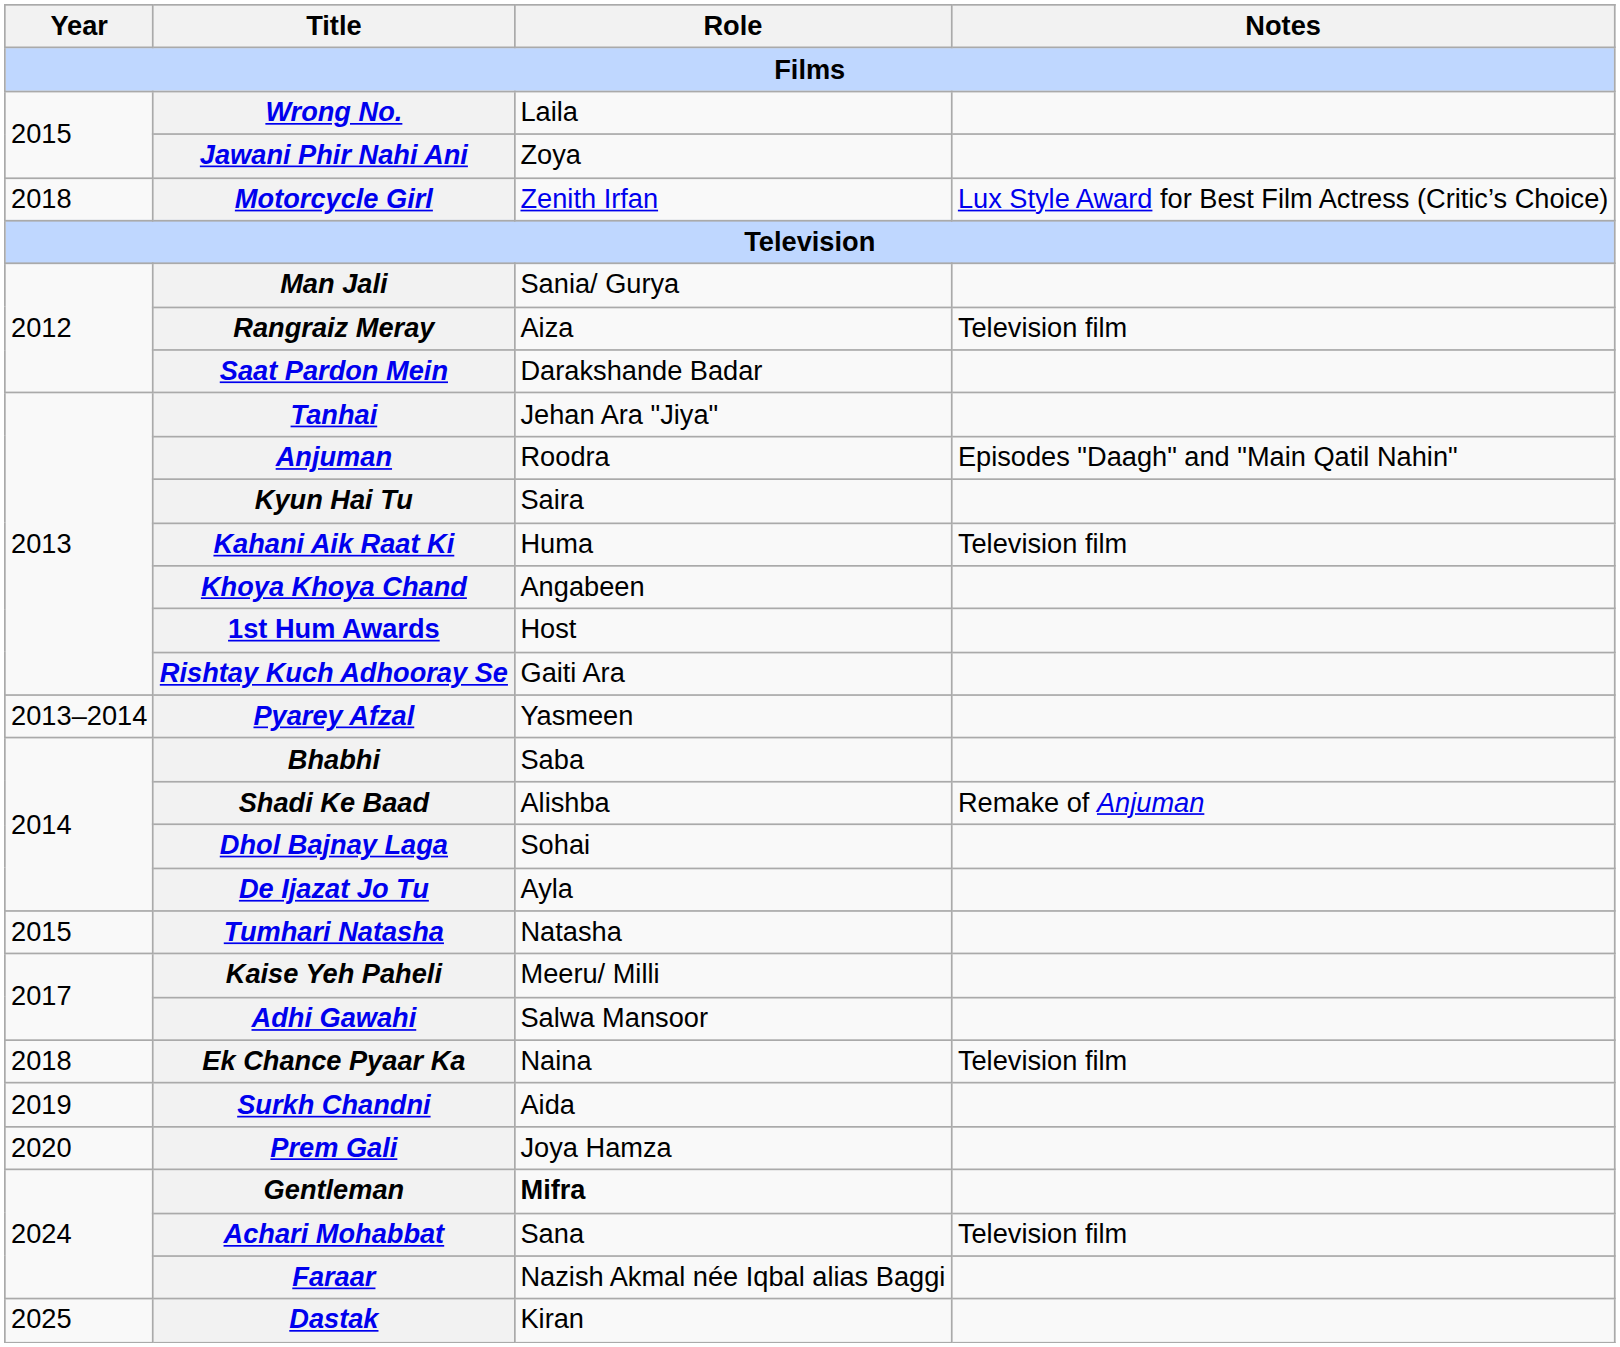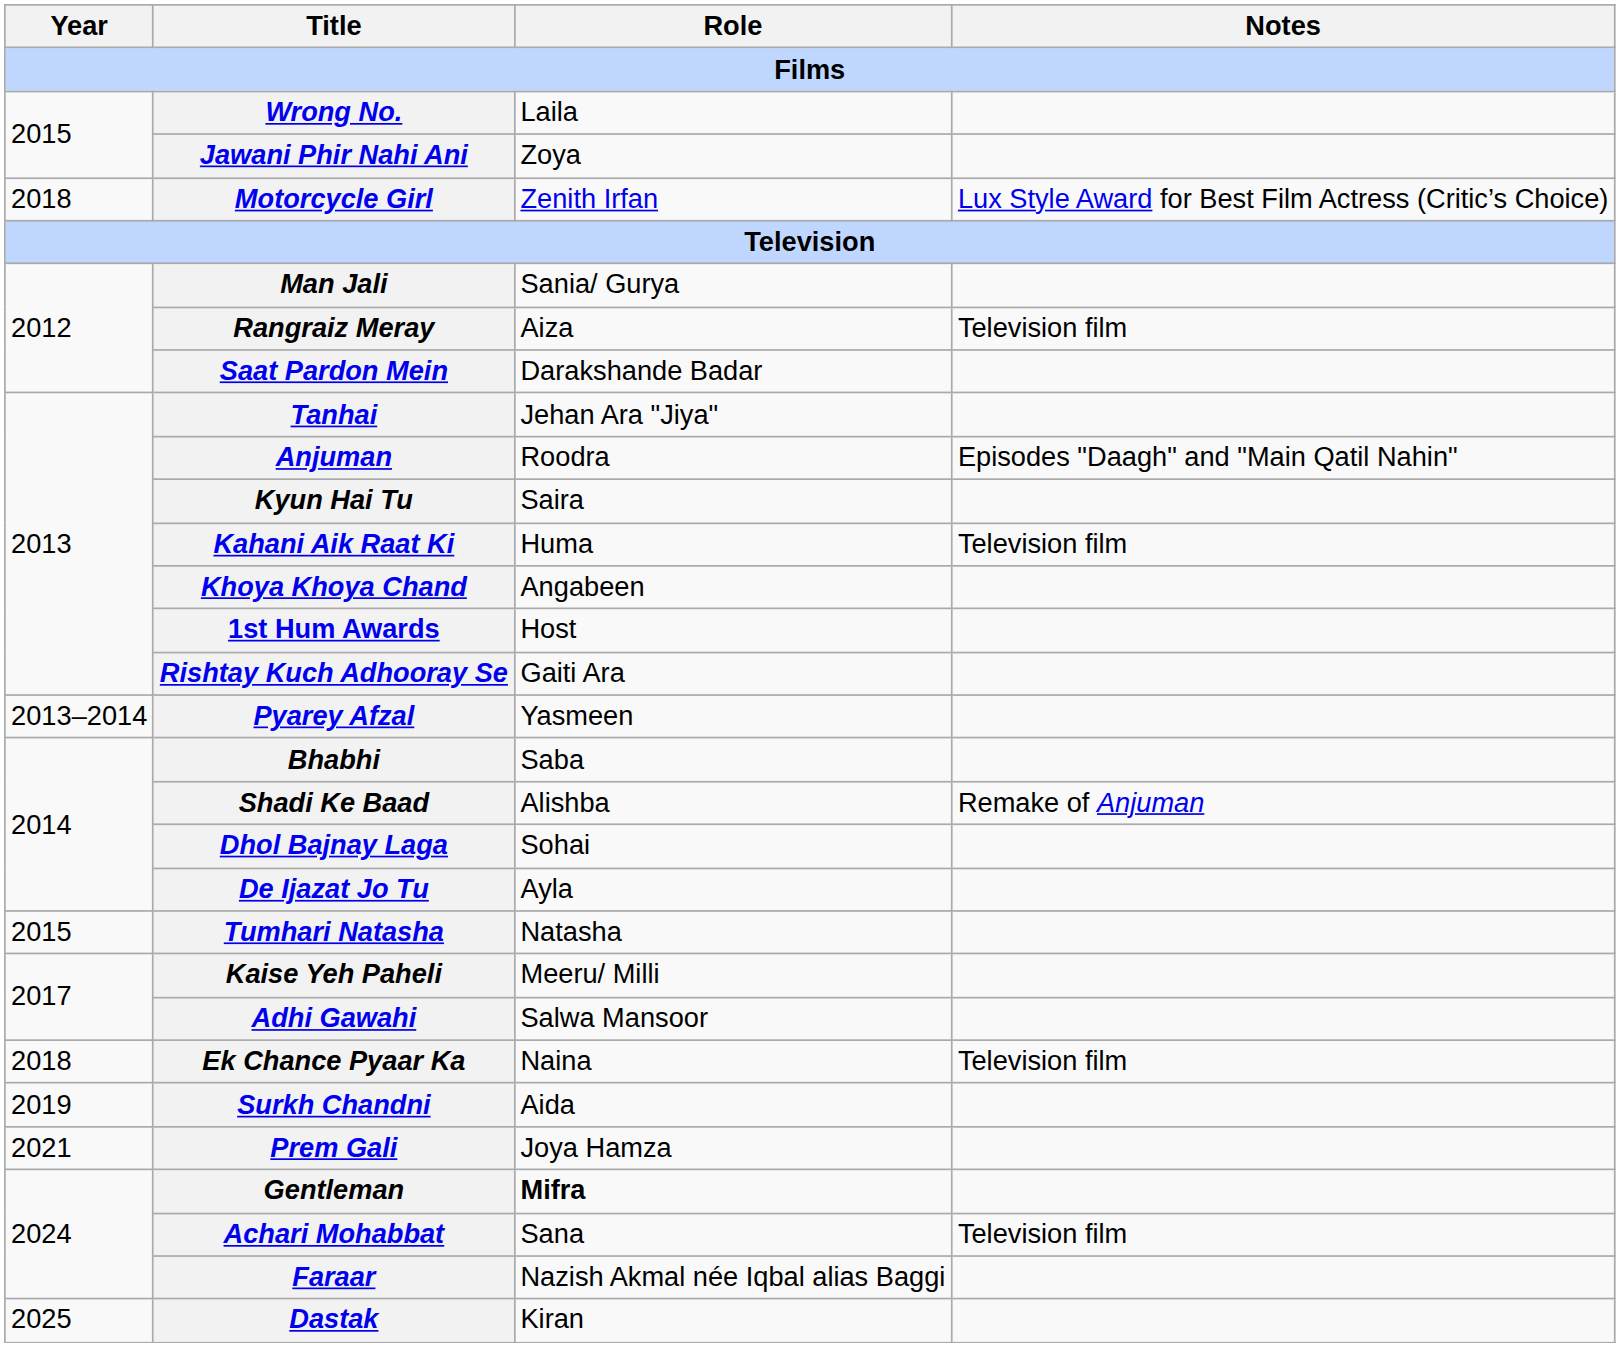(41, 1147) 2020 -> (41, 1147) 2021
